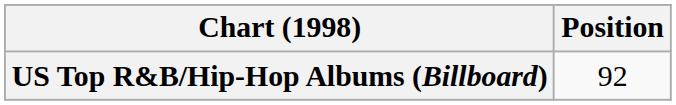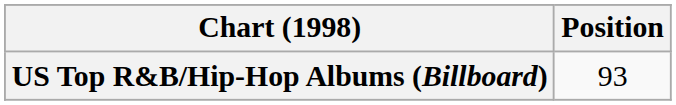(613, 75) 92 -> (613, 75) 93
